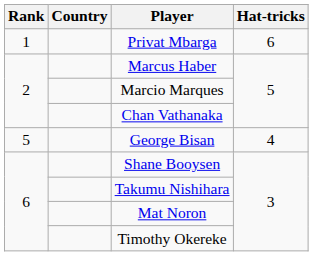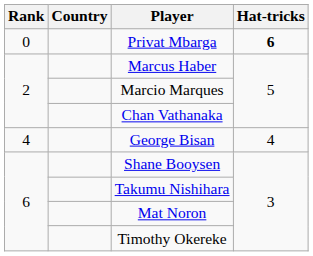(26, 41) 1 -> (26, 41) 0
(271, 41) normal -> (271, 41) bold
(26, 139) 5 -> (26, 139) 4
